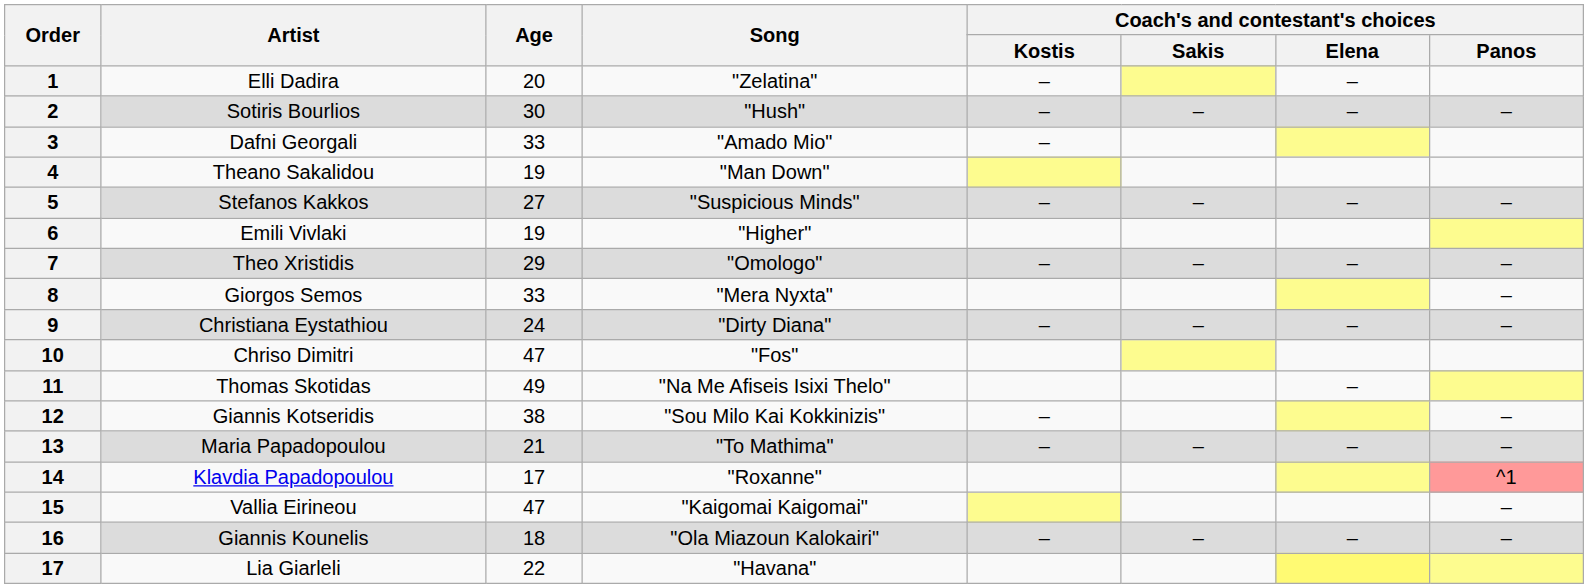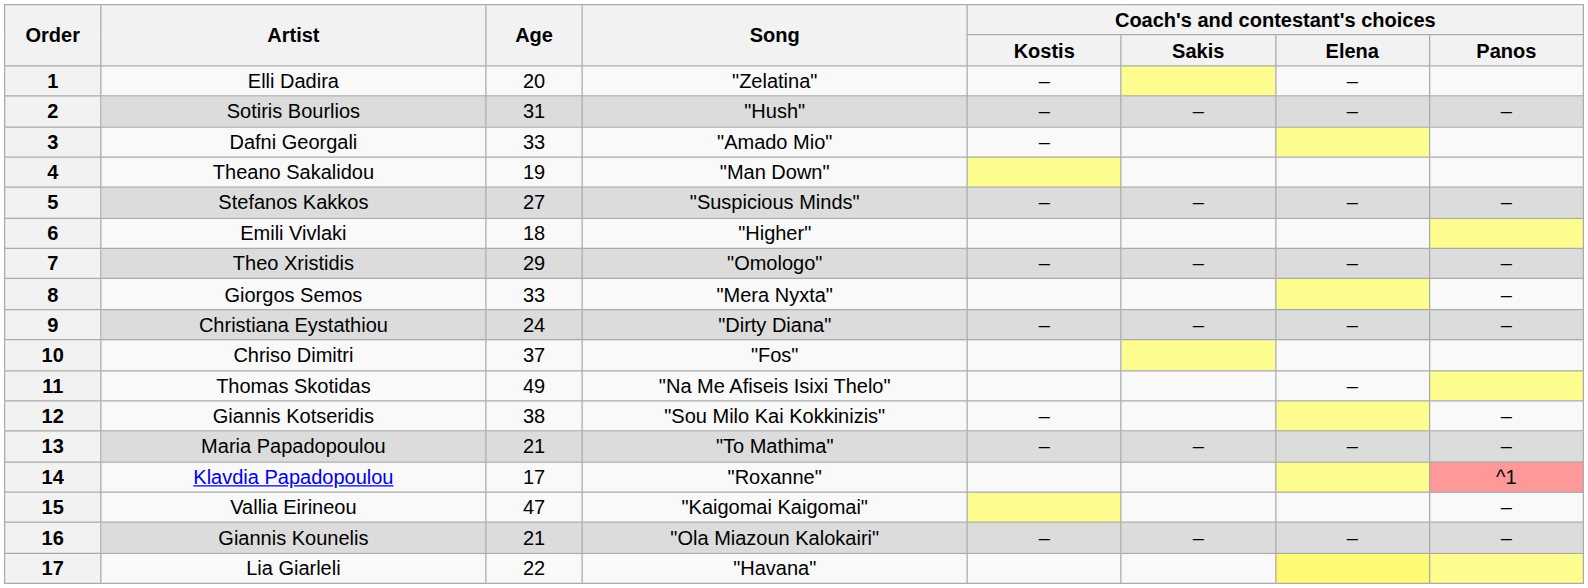(534, 111) 30 -> (534, 111) 31
(534, 233) 19 -> (534, 233) 18
(534, 355) 47 -> (534, 355) 37
(534, 538) 18 -> (534, 538) 21
